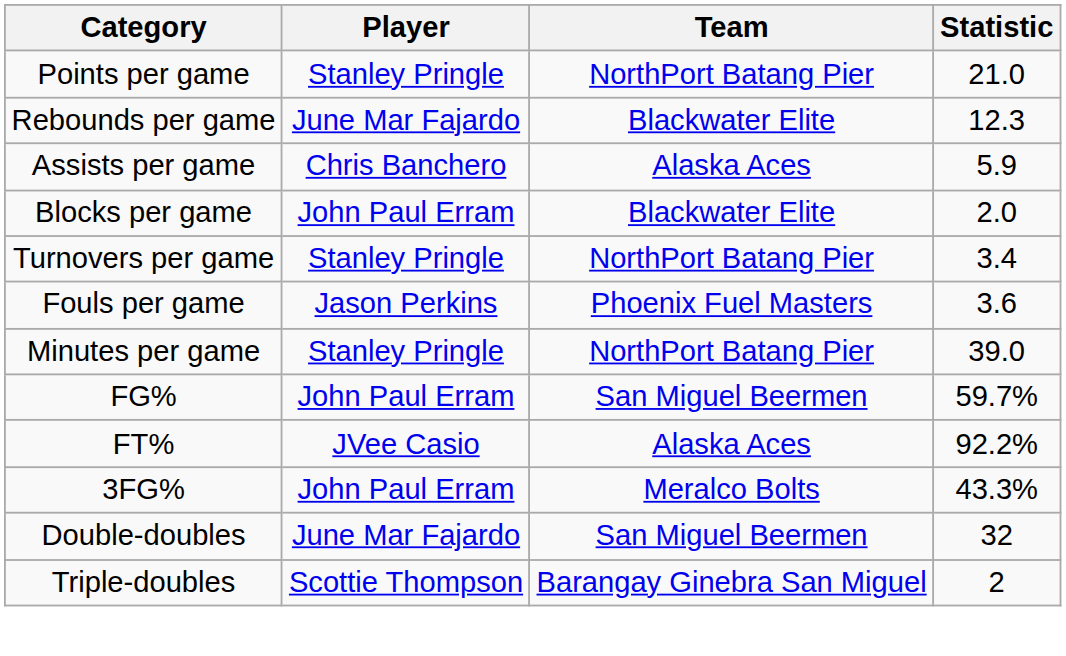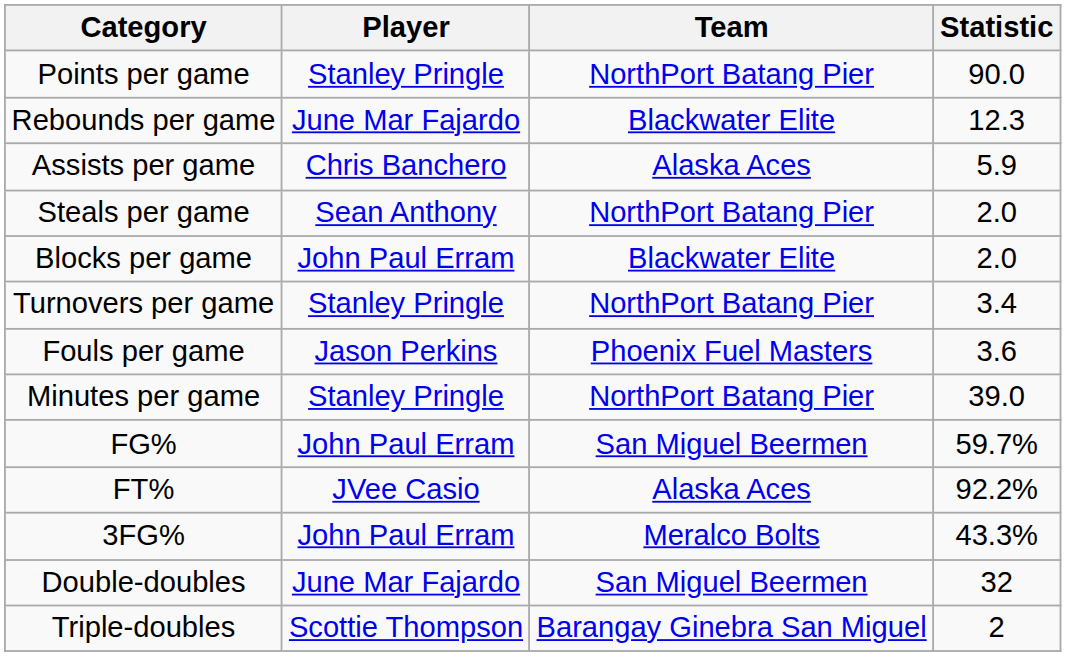(997, 73) 21.0 -> (997, 73) 90.0
+ row: (144, 212)
